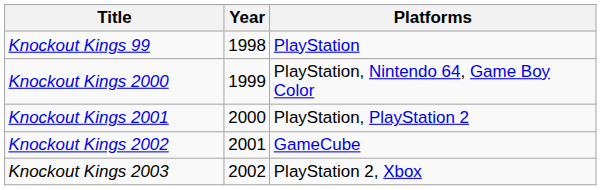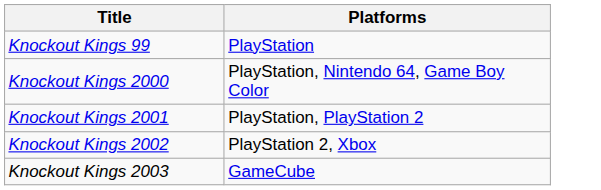- column: (247, 17)
(317, 144) GameCube -> (302, 144) PlayStation 2, Xbox
(348, 171) PlayStation 2, Xbox -> (272, 171) GameCube
